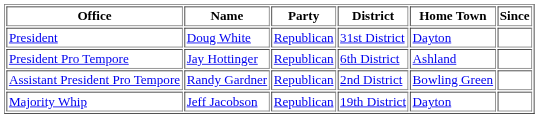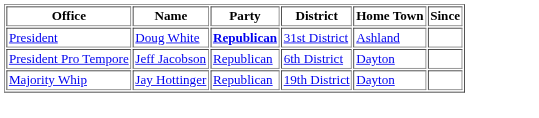(304, 37) normal -> (245, 37) bold
(432, 37) Dayton -> (378, 37) Ashland
(222, 59) Jay Hottinger -> (171, 59) Jeff Jacobson
(434, 59) Ashland -> (375, 59) Dayton
- row: (95, 80)
(222, 101) Jeff Jacobson -> (171, 80) Jay Hottinger
